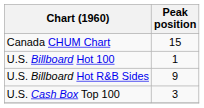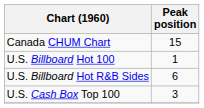(175, 77) 9 -> (175, 77) 6
